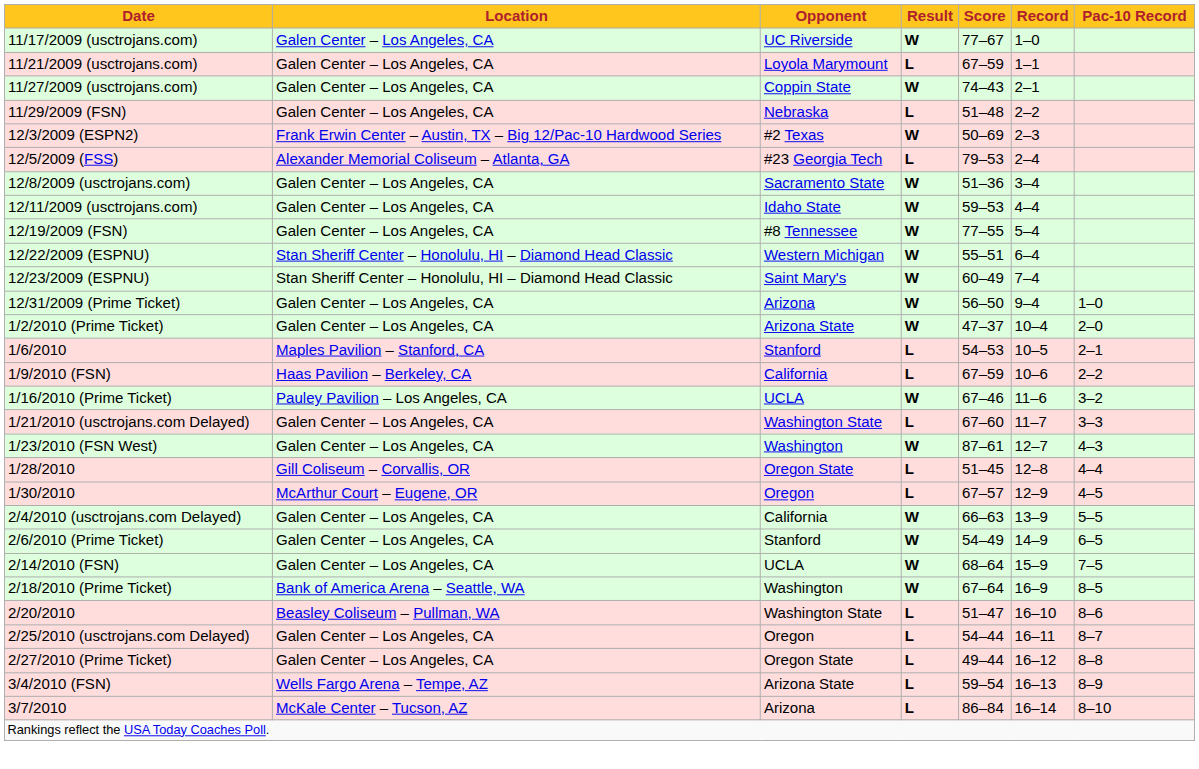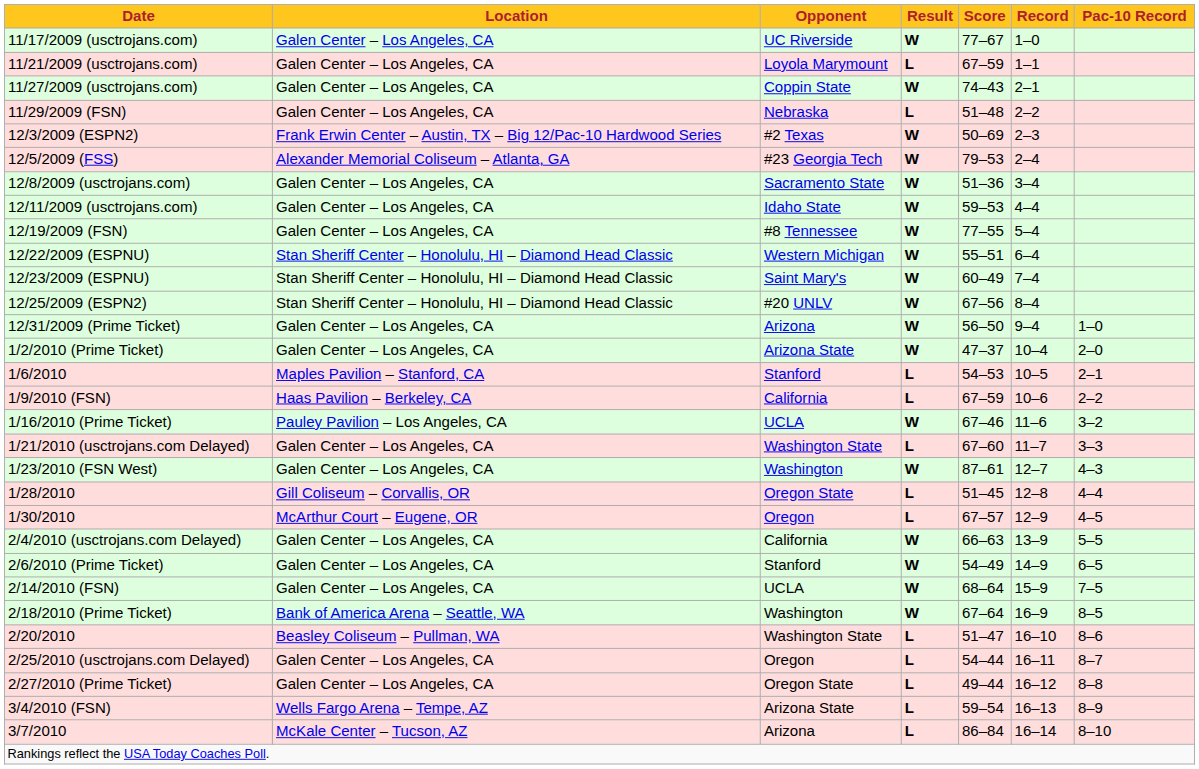(909, 159) L -> (912, 159) W
+ row: (77, 302)
